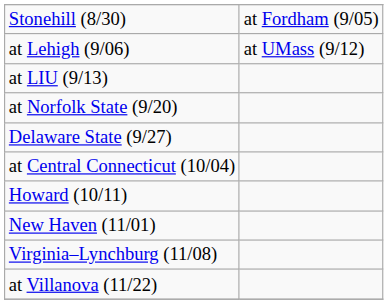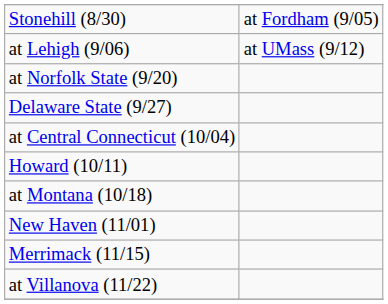- row: (58, 78)
+ row: (81, 195)
- row: (113, 254)
+ row: (79, 254)
